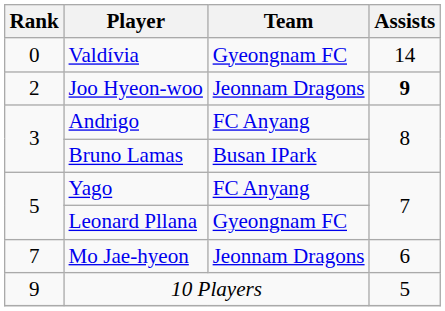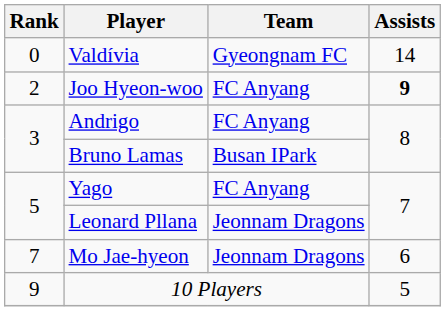(289, 88) Jeonnam Dragons -> (261, 88) FC Anyang
(280, 222) Gyeongnam FC -> (289, 222) Jeonnam Dragons
